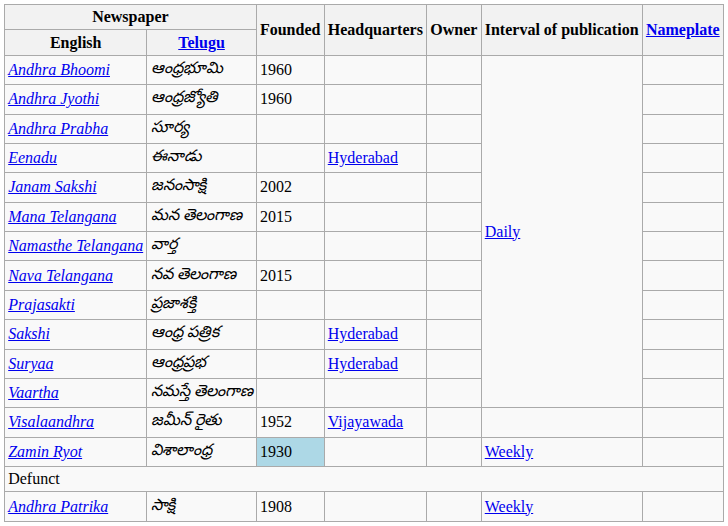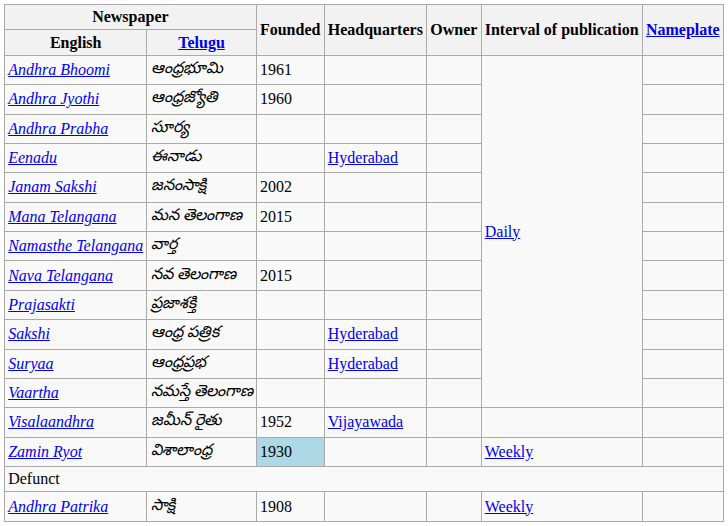(276, 69) 1960 -> (276, 69) 1961
